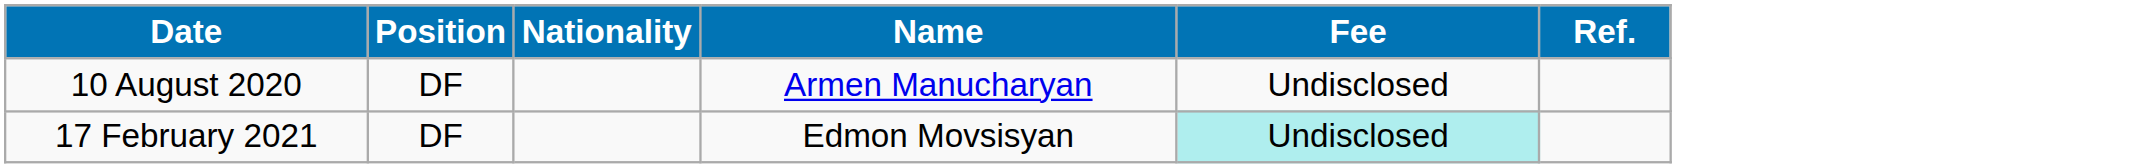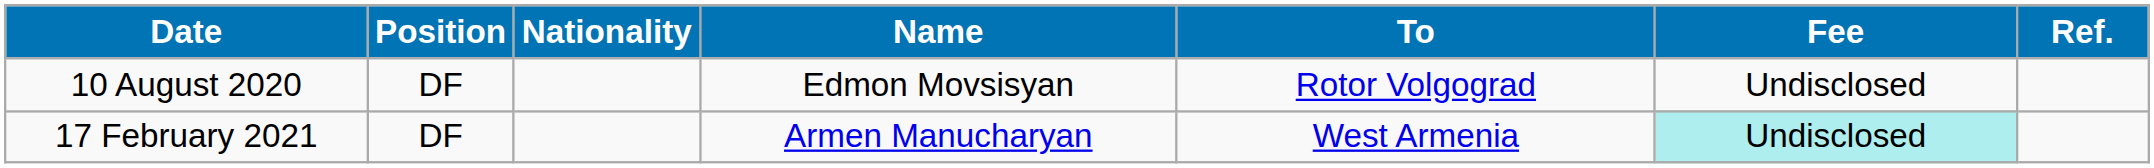+ column: (1416, 32)
(938, 84) Armen Manucharyan -> (938, 84) Edmon Movsisyan
(938, 137) Edmon Movsisyan -> (938, 137) Armen Manucharyan
